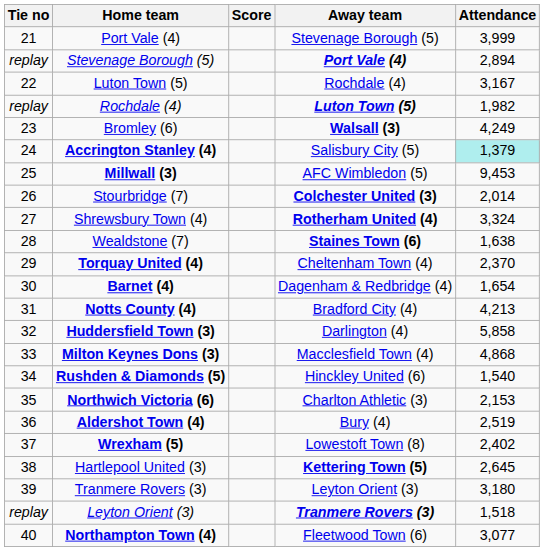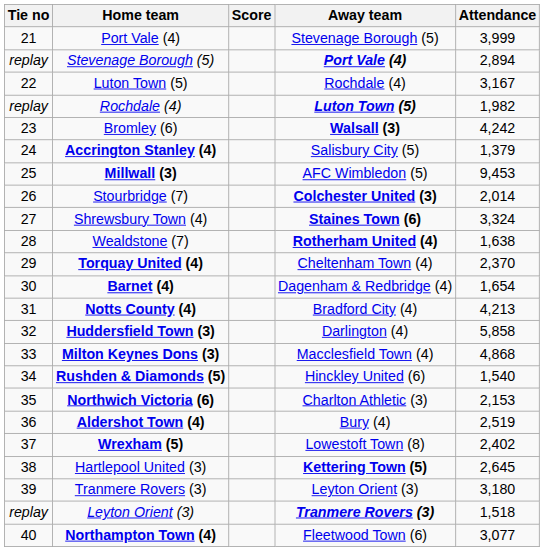(497, 128) 4,249 -> (497, 128) 4,242
(497, 151) paleturquoise background -> (497, 151) no background
(365, 219) Rotherham United (4) -> (365, 219) Staines Town (6)
(365, 241) Staines Town (6) -> (365, 241) Rotherham United (4)
